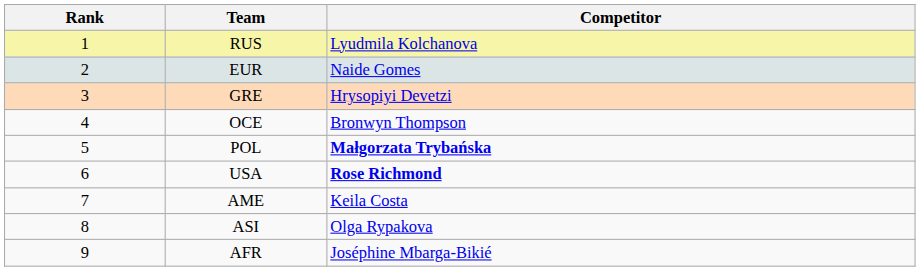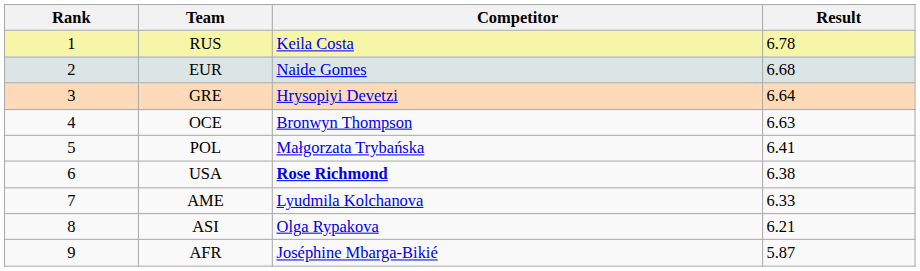+ column: (839, 17)
(404, 43) Lyudmila Kolchanova -> (315, 43) Keila Costa
(411, 148) bold -> (350, 148) normal
(369, 200) Keila Costa -> (350, 200) Lyudmila Kolchanova
